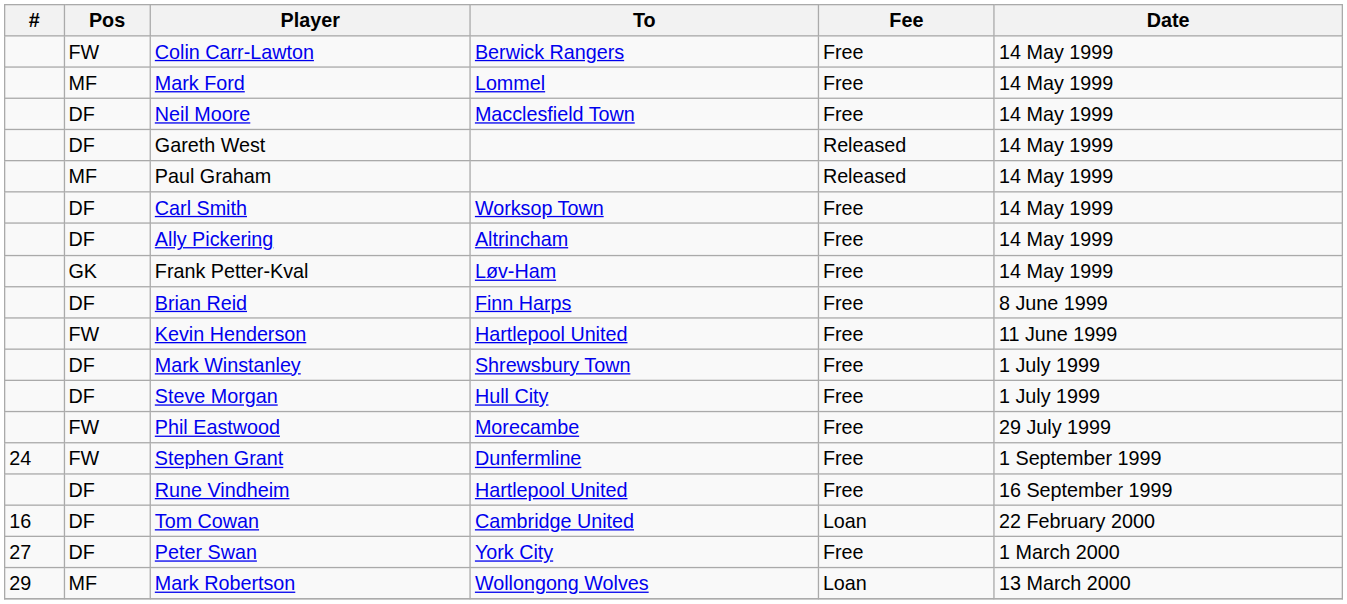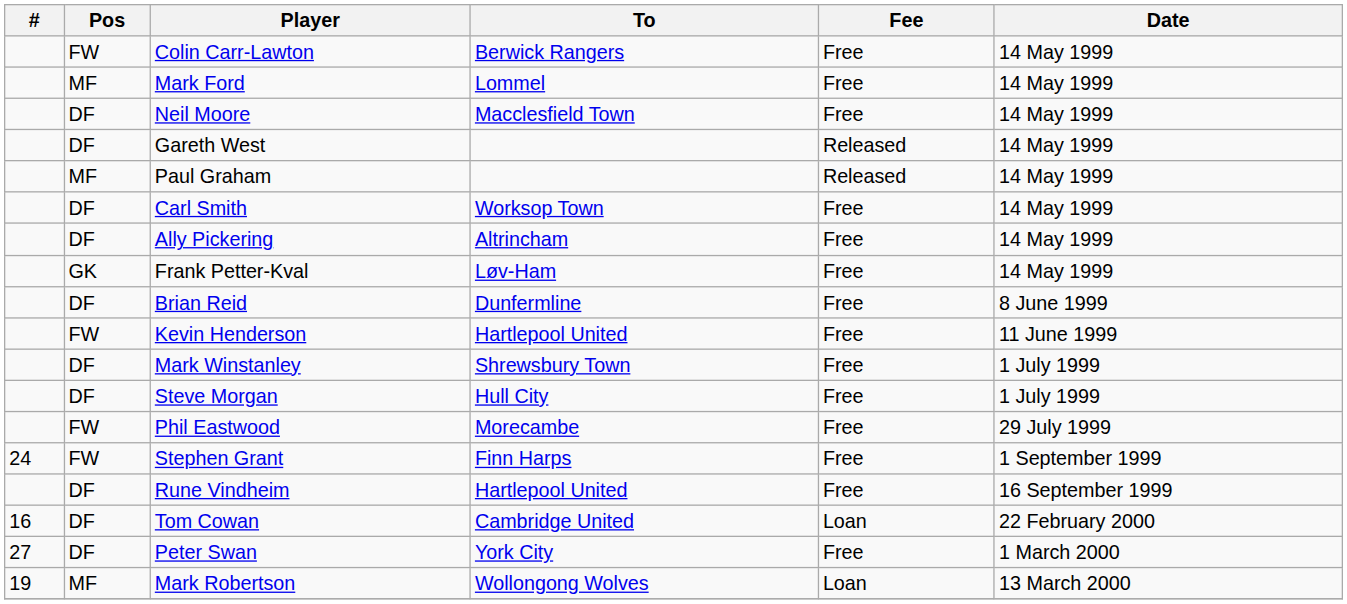(523, 302) Finn Harps -> (528, 302) Dunfermline
(528, 458) Dunfermline -> (523, 458) Finn Harps
(20, 584) 29 -> (20, 584) 19
